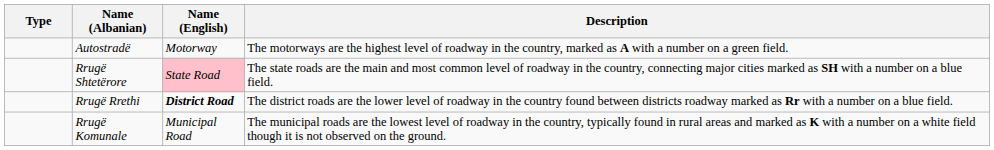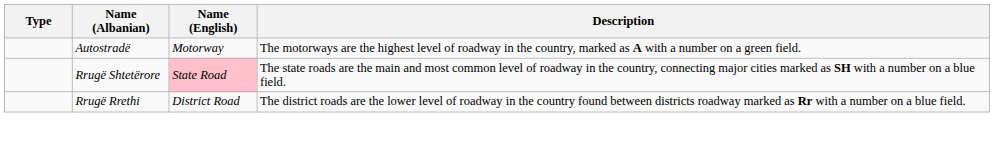(200, 101) bold -> (206, 101) normal
- row: (101, 128)
